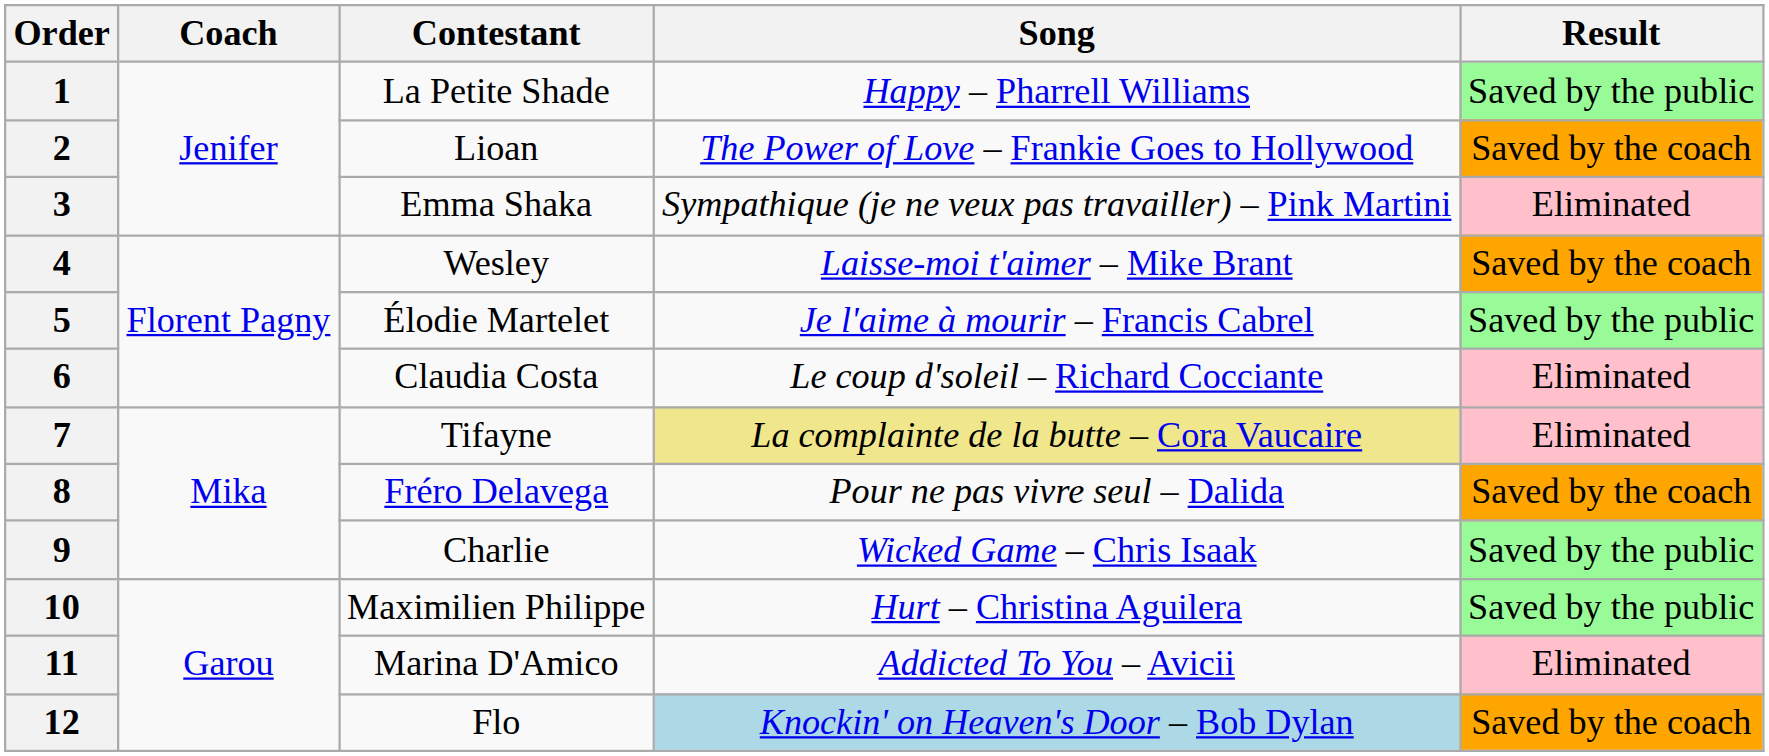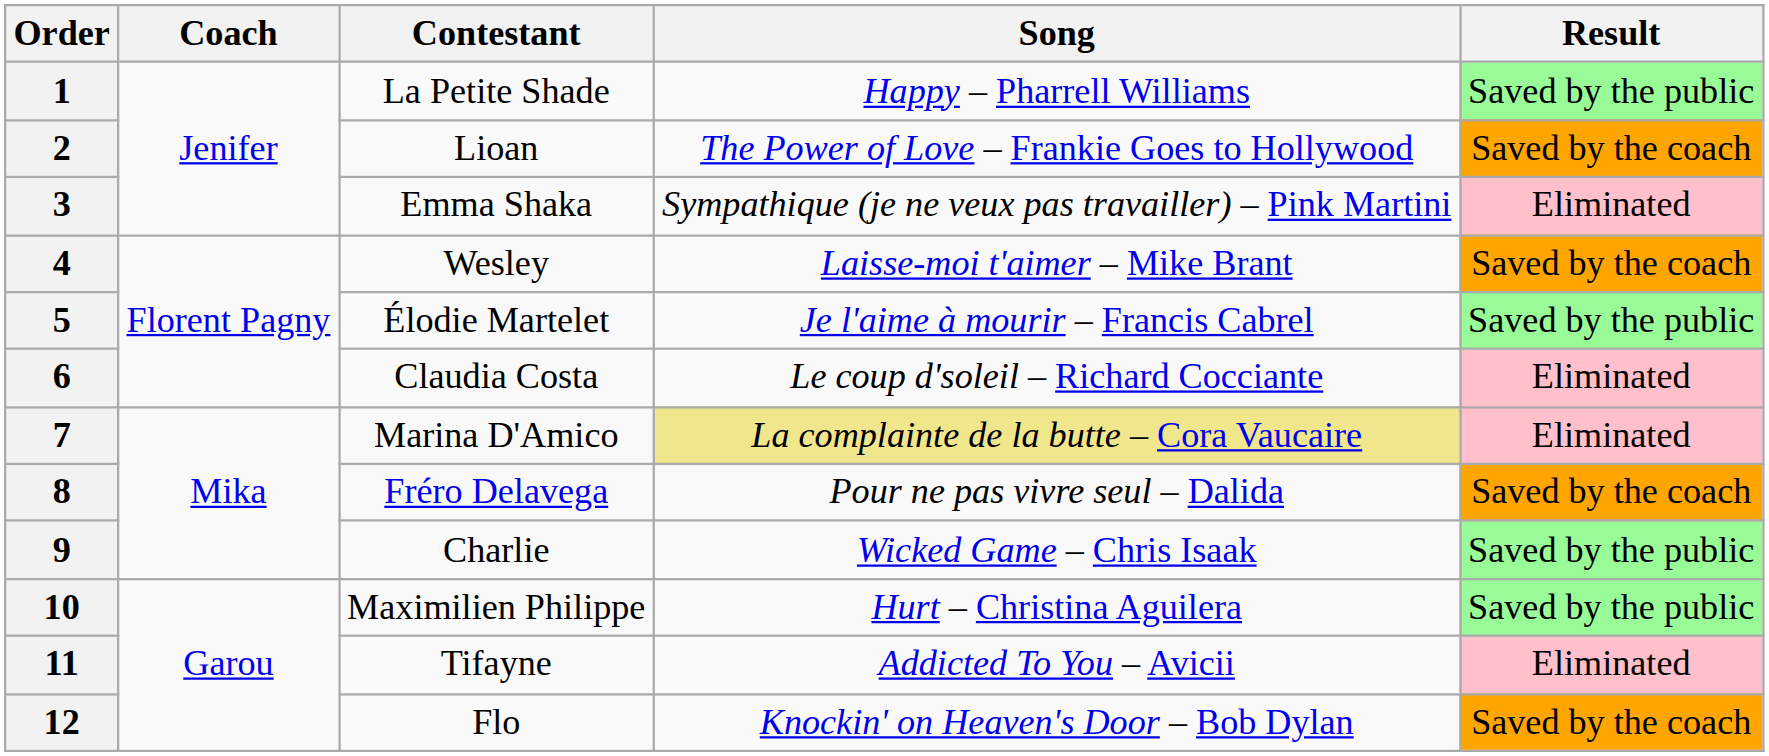(496, 434) Tifayne -> (496, 434) Marina D'Amico
(496, 663) Marina D'Amico -> (496, 663) Tifayne
(1057, 721) lightblue background -> (1057, 721) no background
